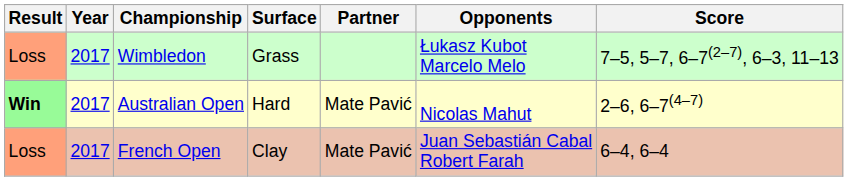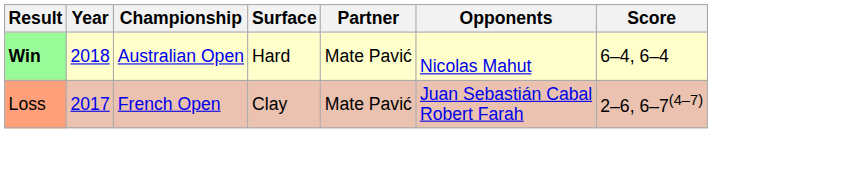- row: (162, 56)
(90, 103) 2017 -> (90, 56) 2018
(652, 103) 2–6, 6–7(4–7) -> (635, 56) 6–4, 6–4
(635, 151) 6–4, 6–4 -> (652, 103) 2–6, 6–7(4–7)
